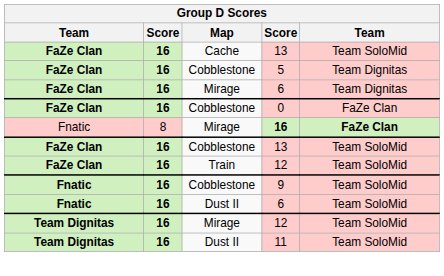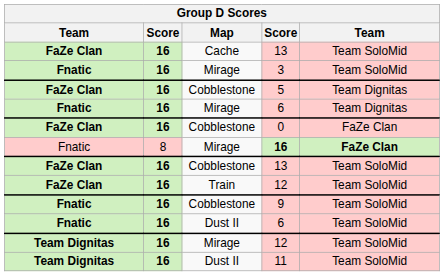+ row: (222, 70)
(74, 88) FaZe Clan -> (74, 108) Fnatic
